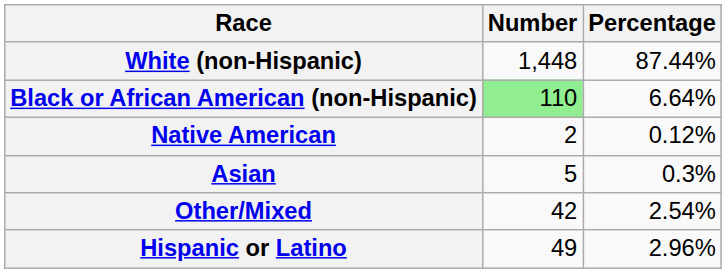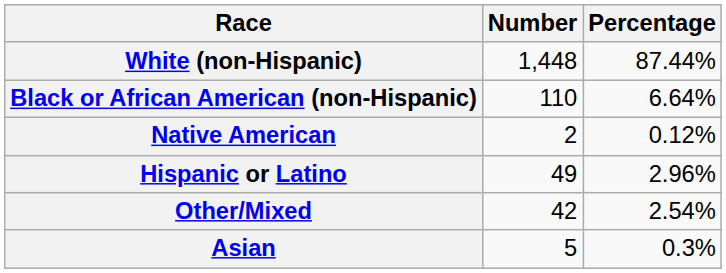(558, 98) lightgreen background -> (558, 98) no background
rows swapped: (244, 173) <-> (244, 248)
